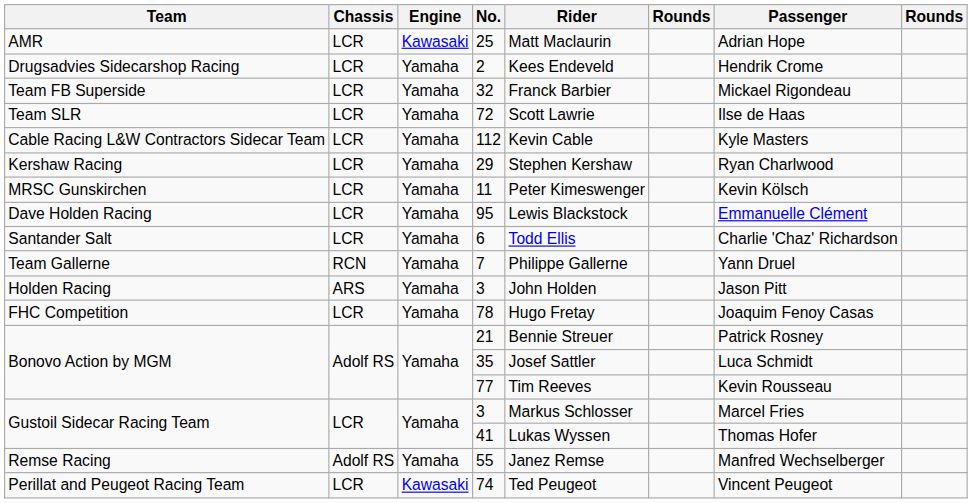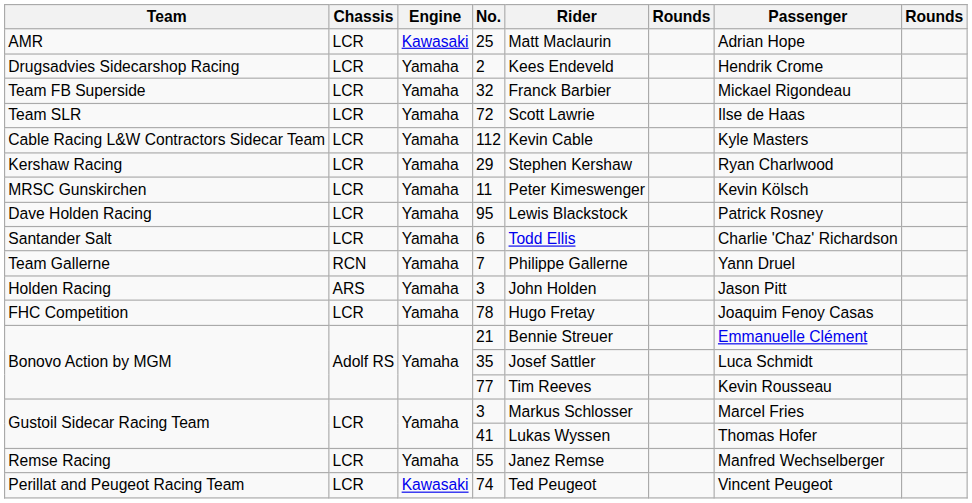(793, 214) Emmanuelle Clément -> (771, 214) Patrick Rosney
(771, 337) Patrick Rosney -> (793, 337) Emmanuelle Clément
(363, 460) Adolf RS -> (348, 460) LCR
